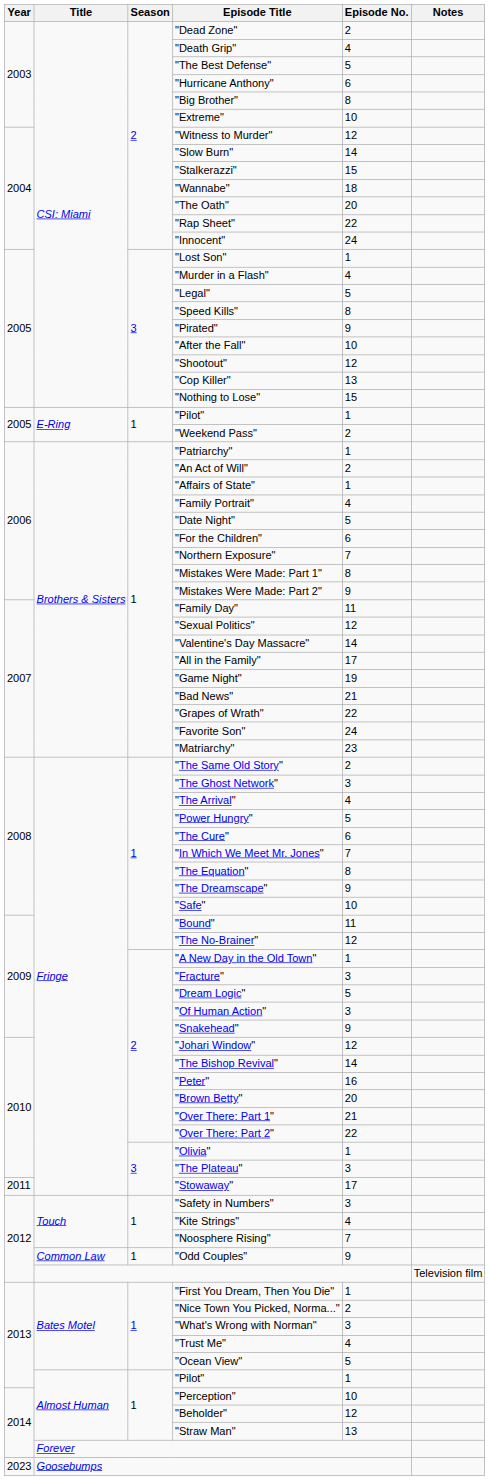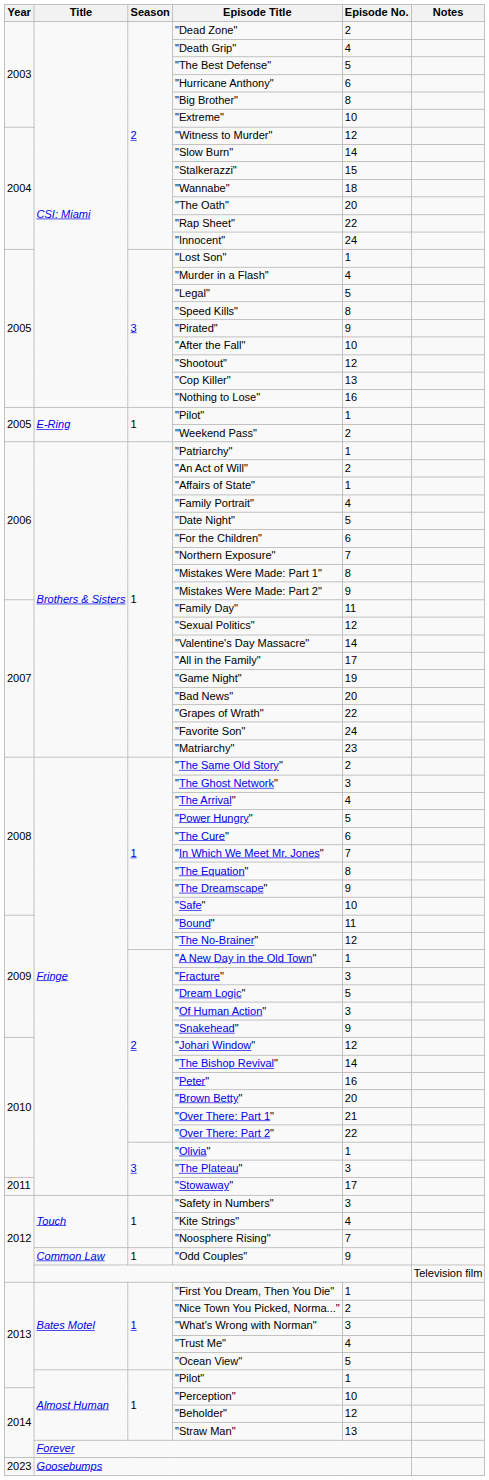(351, 398) 15 -> (351, 398) 16
(351, 696) 21 -> (351, 696) 20
